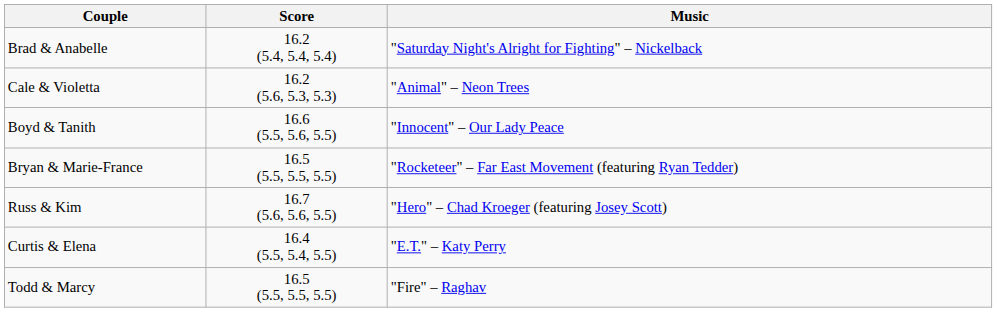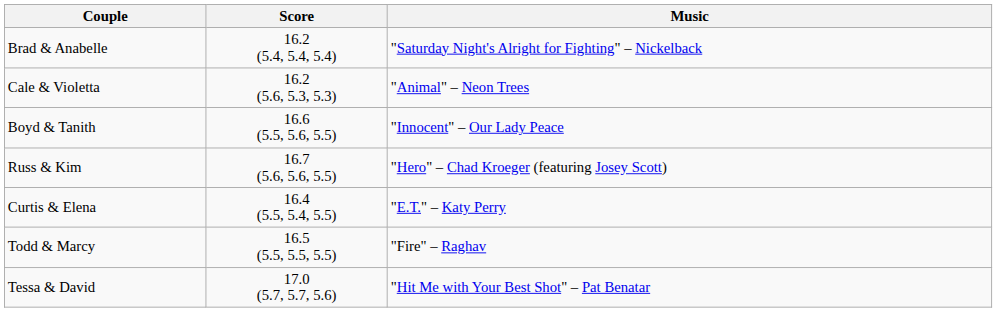- row: (75, 167)
+ row: (51, 287)
